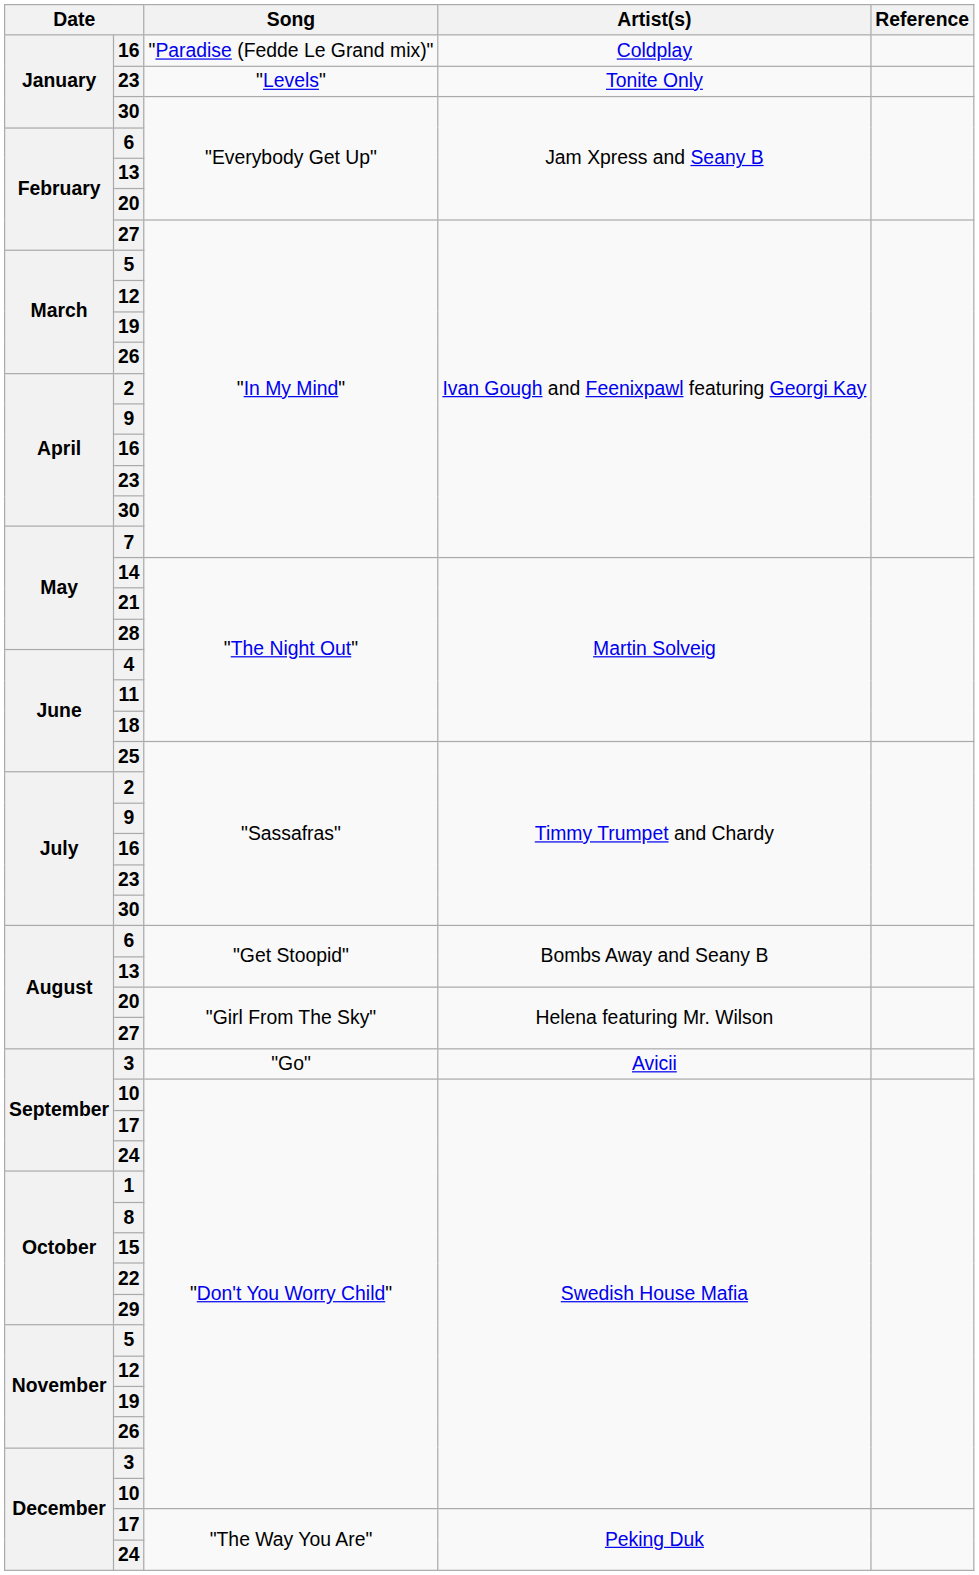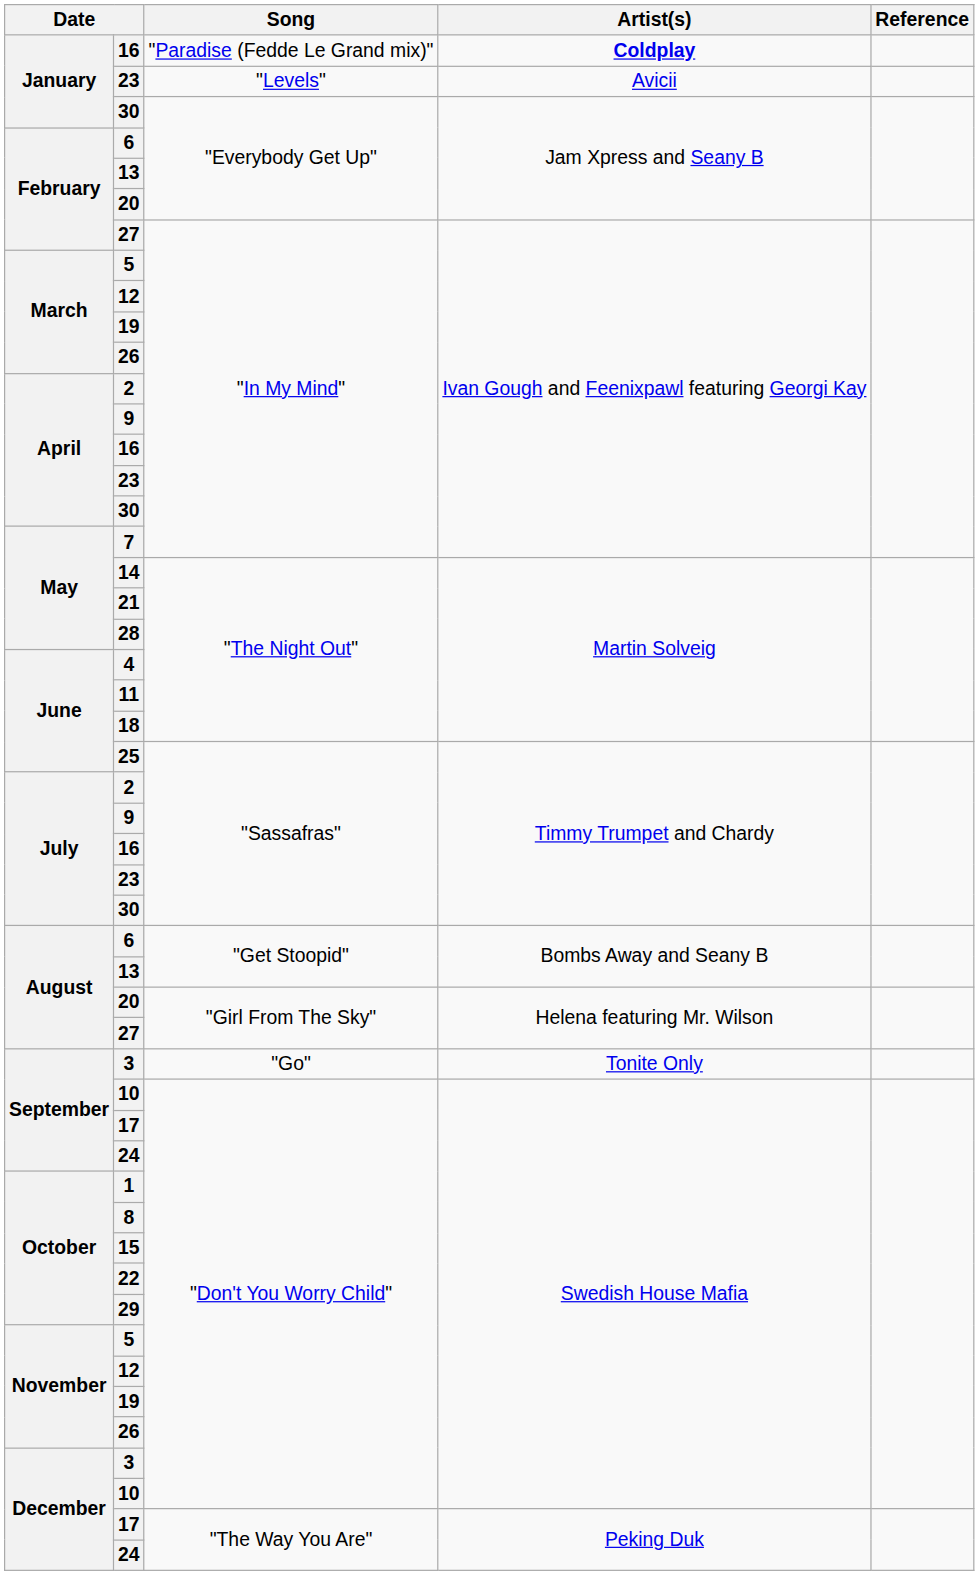(654, 50) normal -> (654, 50) bold
(654, 81) Tonite Only -> (654, 81) Avicii
(654, 1063) Avicii -> (654, 1063) Tonite Only
